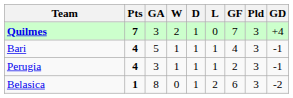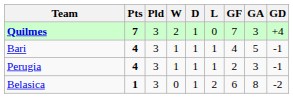columns swapped: (256, 13) <-> (156, 13)
